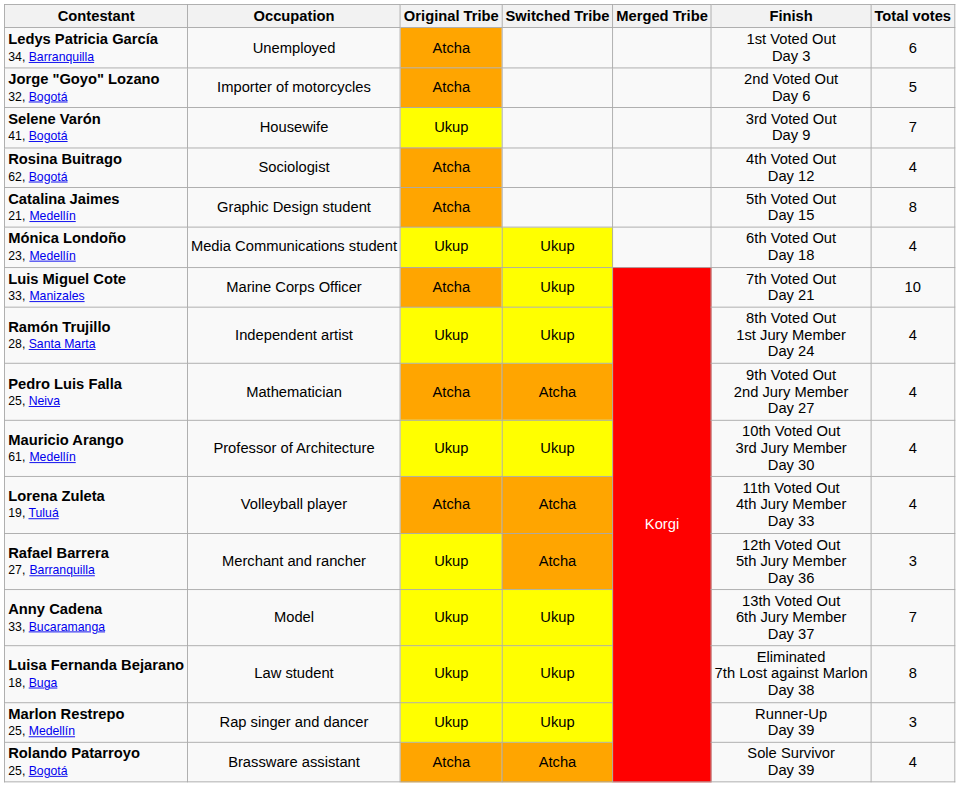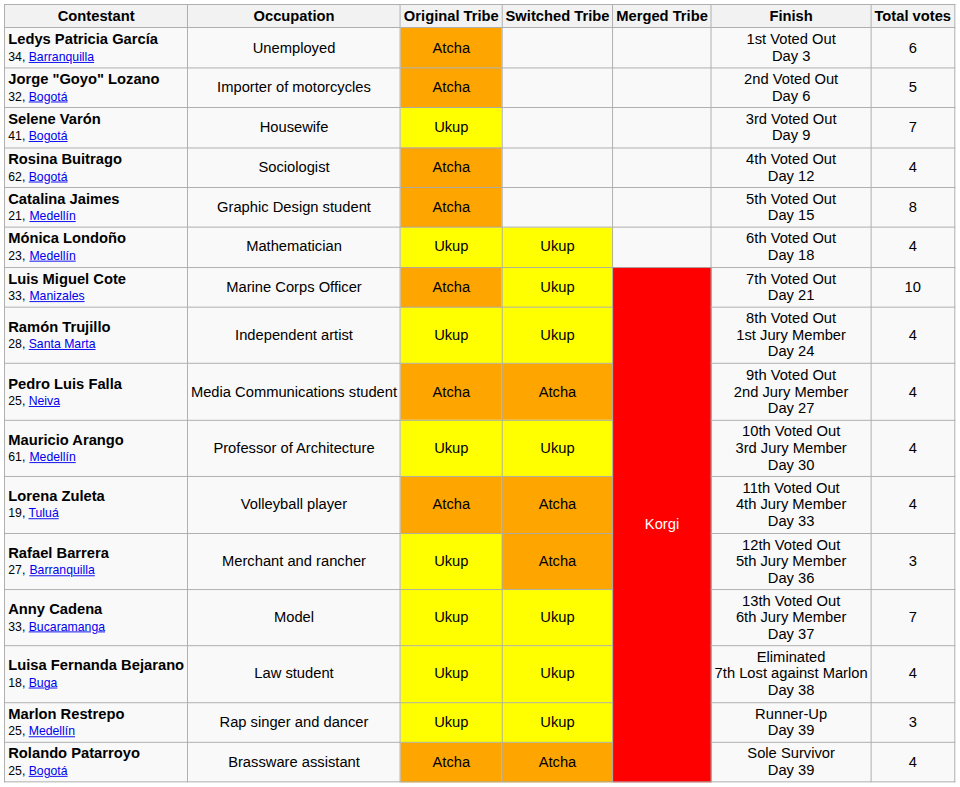(294, 247) Media Communications student -> (294, 247) Mathematician
(294, 391) Mathematician -> (294, 391) Media Communications student
(913, 674) 8 -> (913, 674) 4
